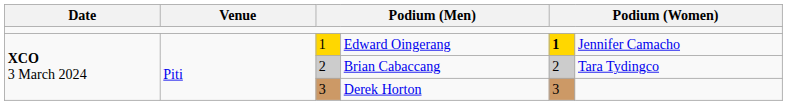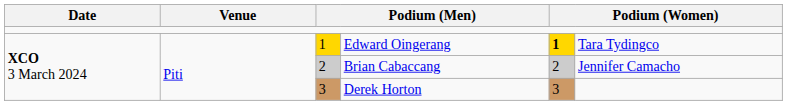(629, 44) Jennifer Camacho -> (619, 44) Tara Tydingco
(619, 66) Tara Tydingco -> (629, 66) Jennifer Camacho
